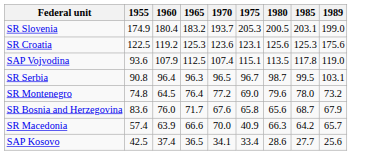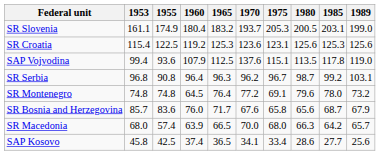+ column: (139, 12)
(333, 45) 175.6 -> (361, 45) 125.6
(222, 61) 107.4 -> (250, 61) 137.6
(222, 77) 96.5 -> (250, 77) 96.2
(305, 77) 99.5 -> (333, 77) 99.2
(250, 93) 69.0 -> (277, 93) 69.1
(194, 126) 66.6 -> (222, 126) 66.5
(250, 126) 40.9 -> (277, 126) 68.0
